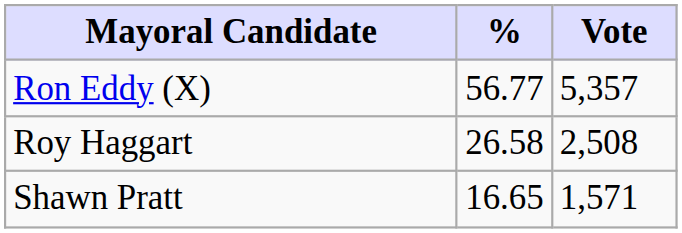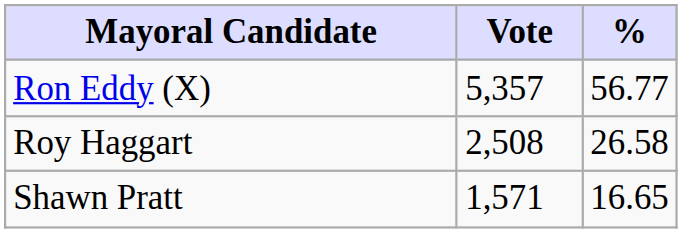columns swapped: (614, 32) <-> (504, 32)
